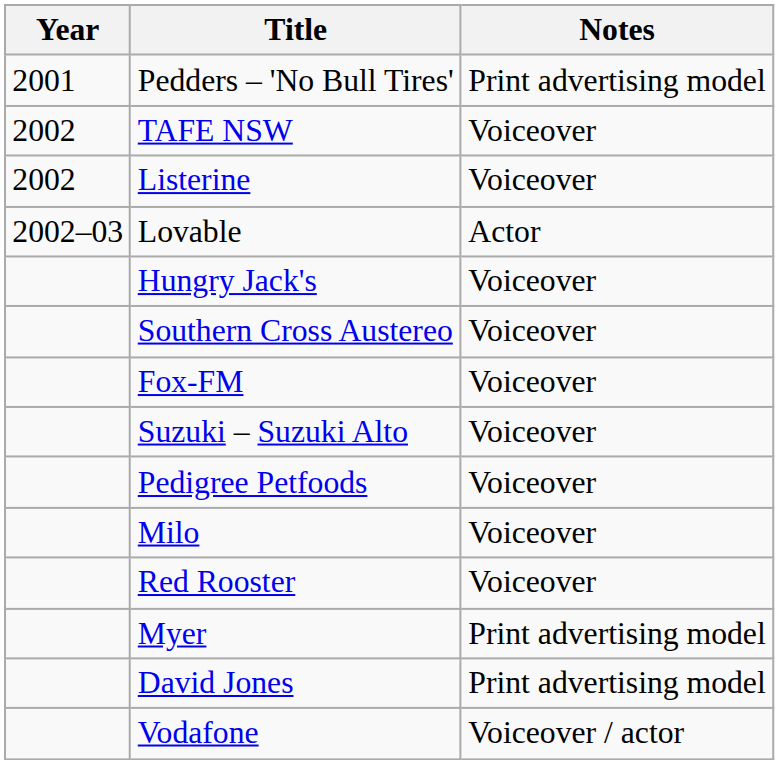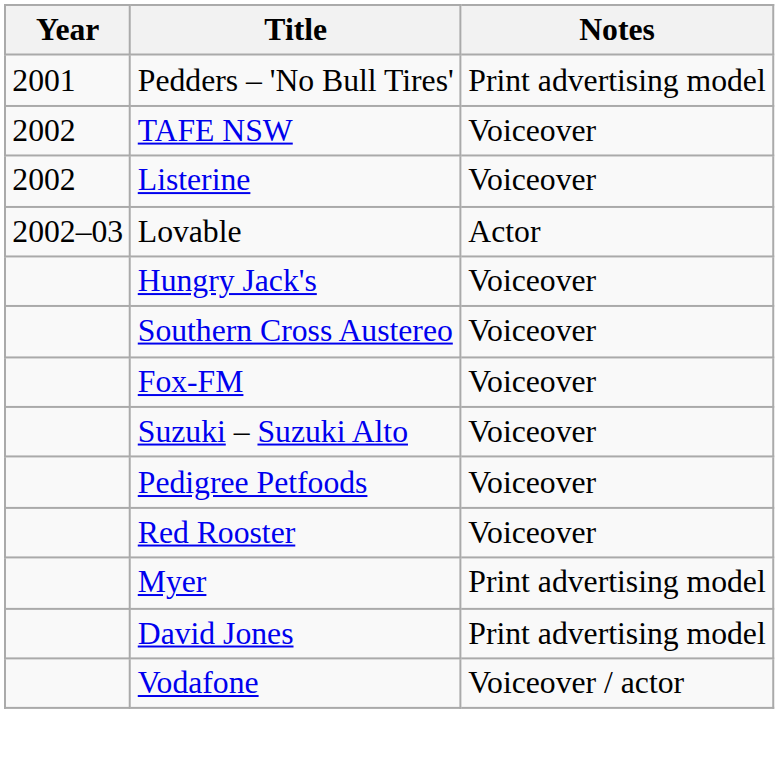- row: (169, 532)
